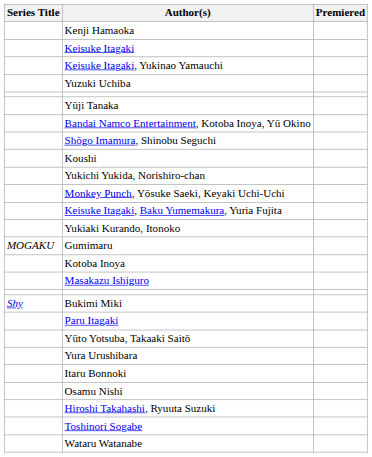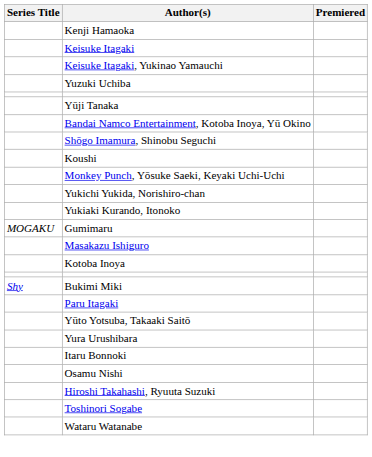rows swapped: (33, 176) <-> (33, 193)
- row: (33, 211)
rows swapped: (33, 281) <-> (33, 263)
